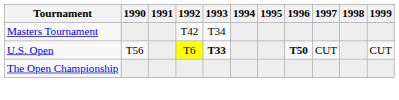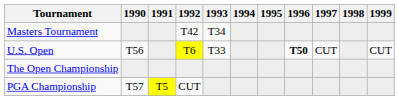(217, 50) bold -> (217, 50) normal
+ row: (51, 87)
